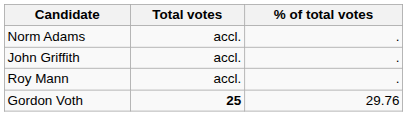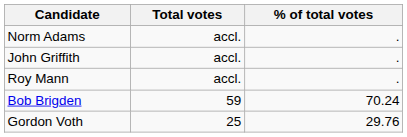+ row: (45, 100)
(234, 100) bold -> (234, 121) normal
